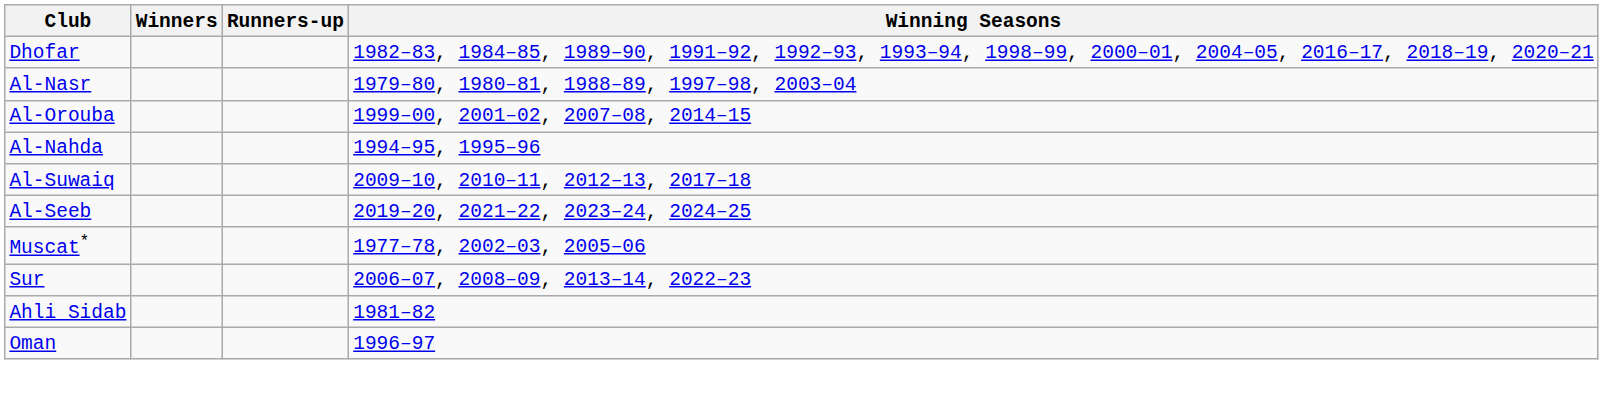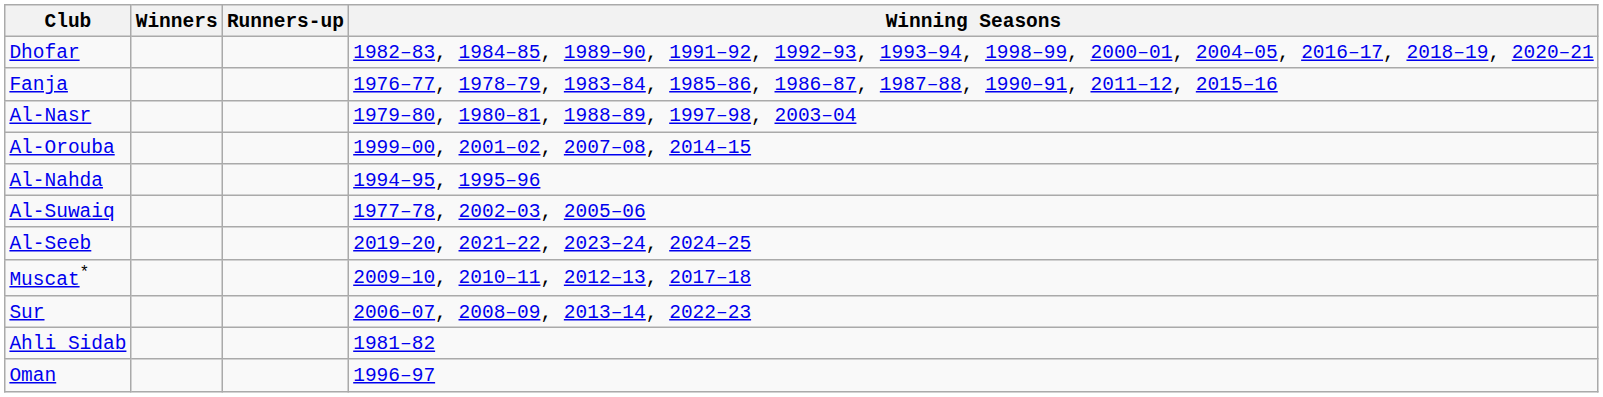+ row: (39, 84)
(552, 180) 2009–10, 2010–11, 2012–13, 2017–18 -> (499, 211) 1977–78, 2002–03, 2005–06
(499, 246) 1977–78, 2002–03, 2005–06 -> (552, 277) 2009–10, 2010–11, 2012–13, 2017–18
